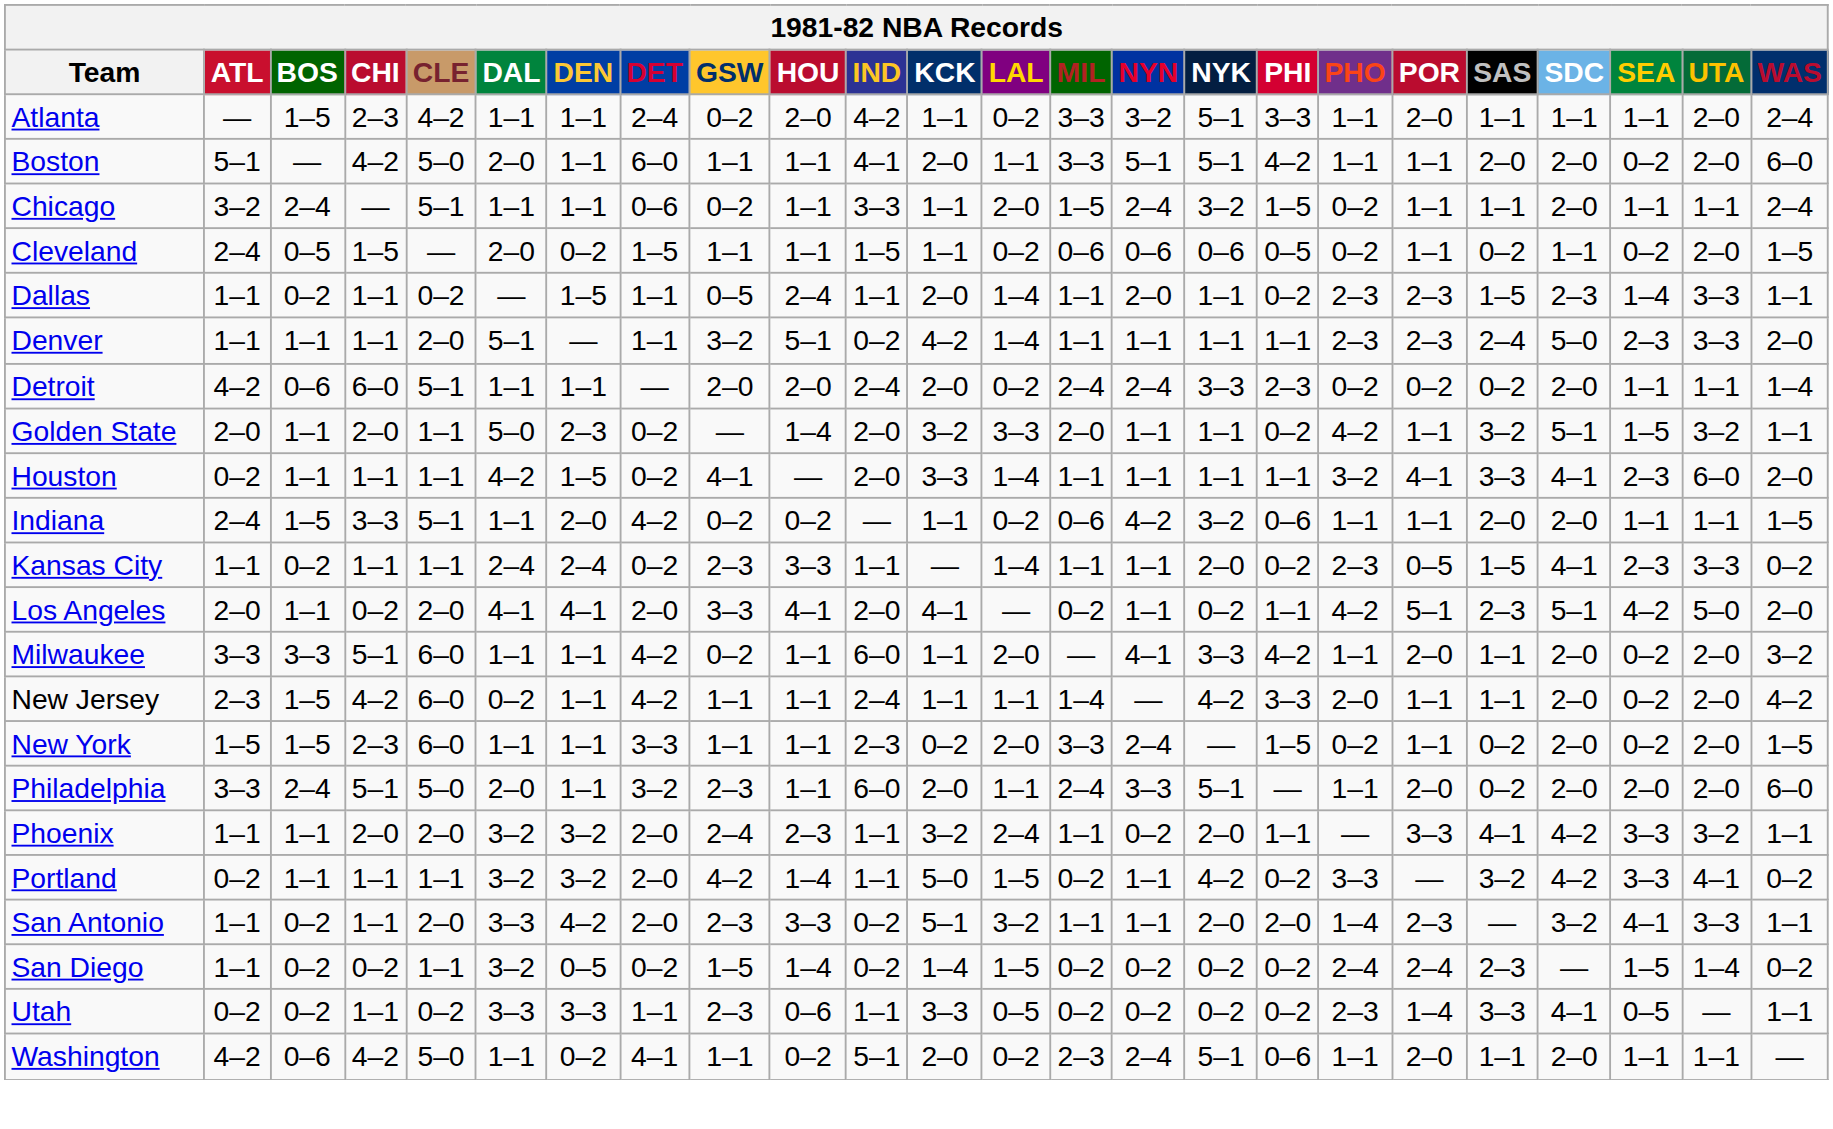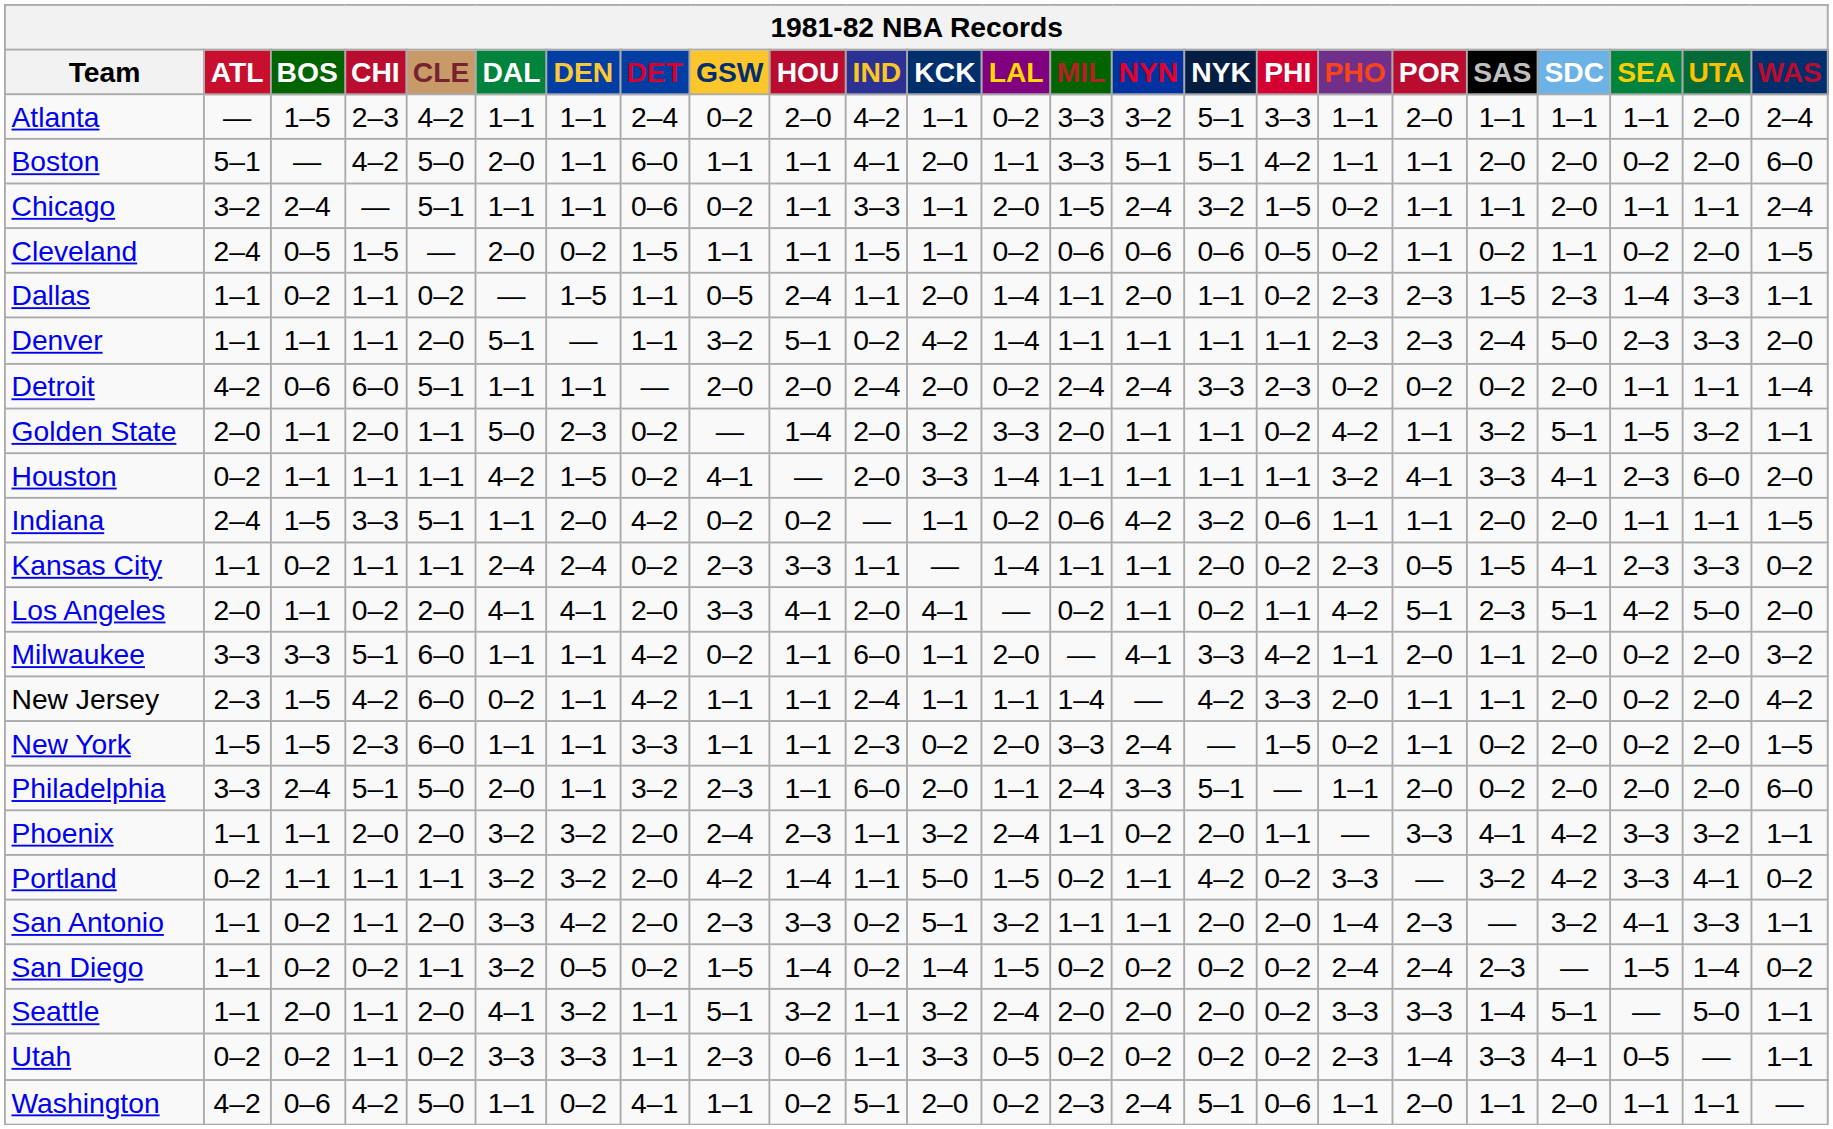+ row: (55, 1012)
